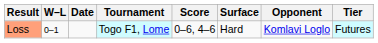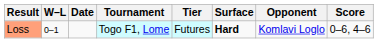columns swapped: (353, 12) <-> (195, 12)
(232, 29) normal -> (227, 29) bold
